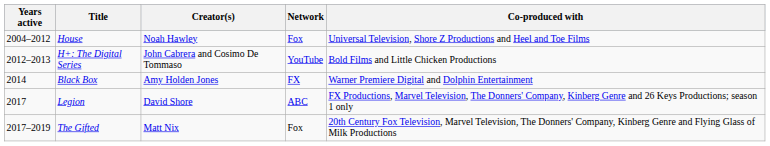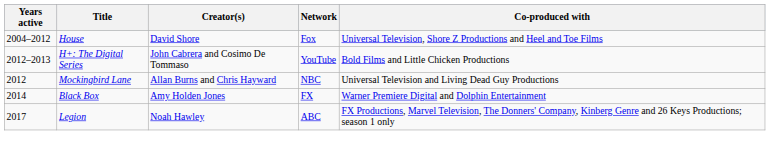(170, 38) Noah Hawley -> (175, 38) David Shore
+ row: (95, 80)
(168, 101) David Shore -> (177, 117) Noah Hawley
- row: (78, 128)
